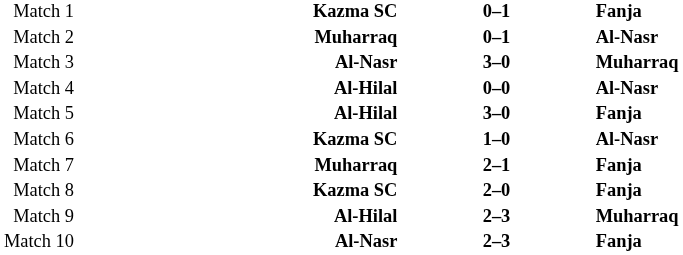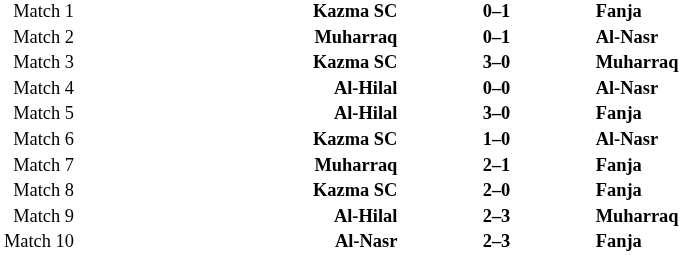(366, 62) Al-Nasr -> (355, 62) Kazma SC
